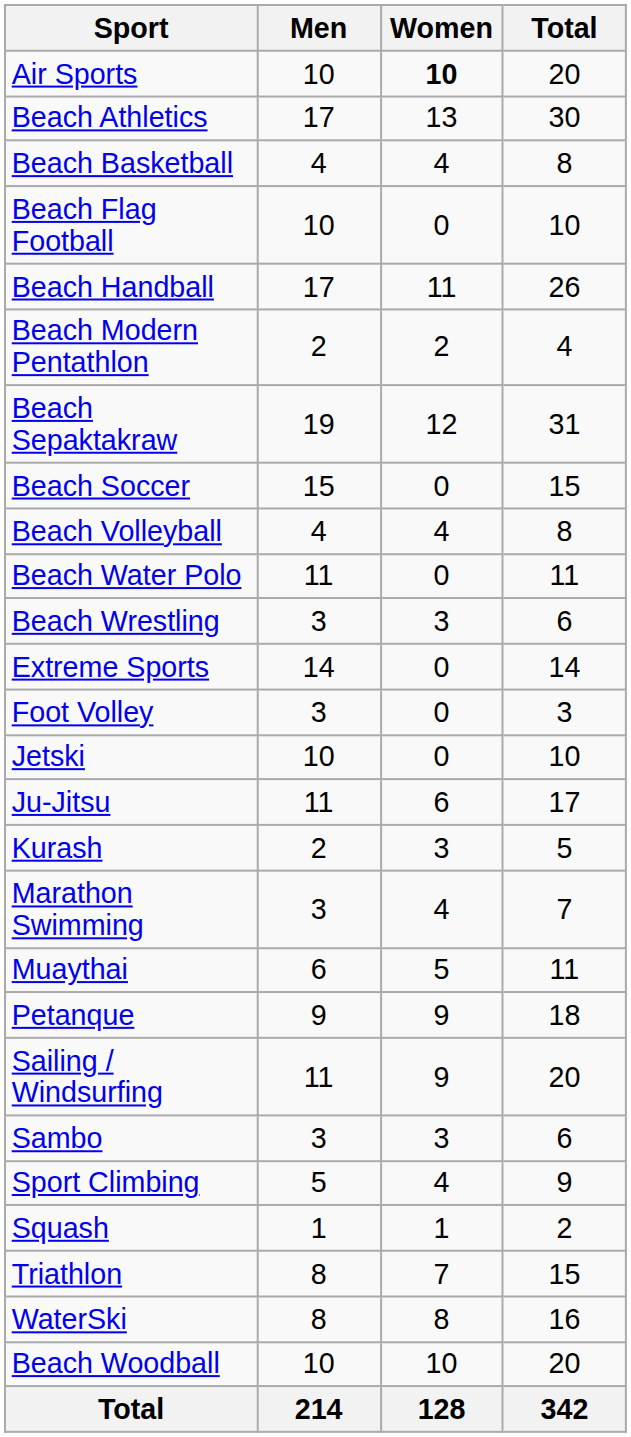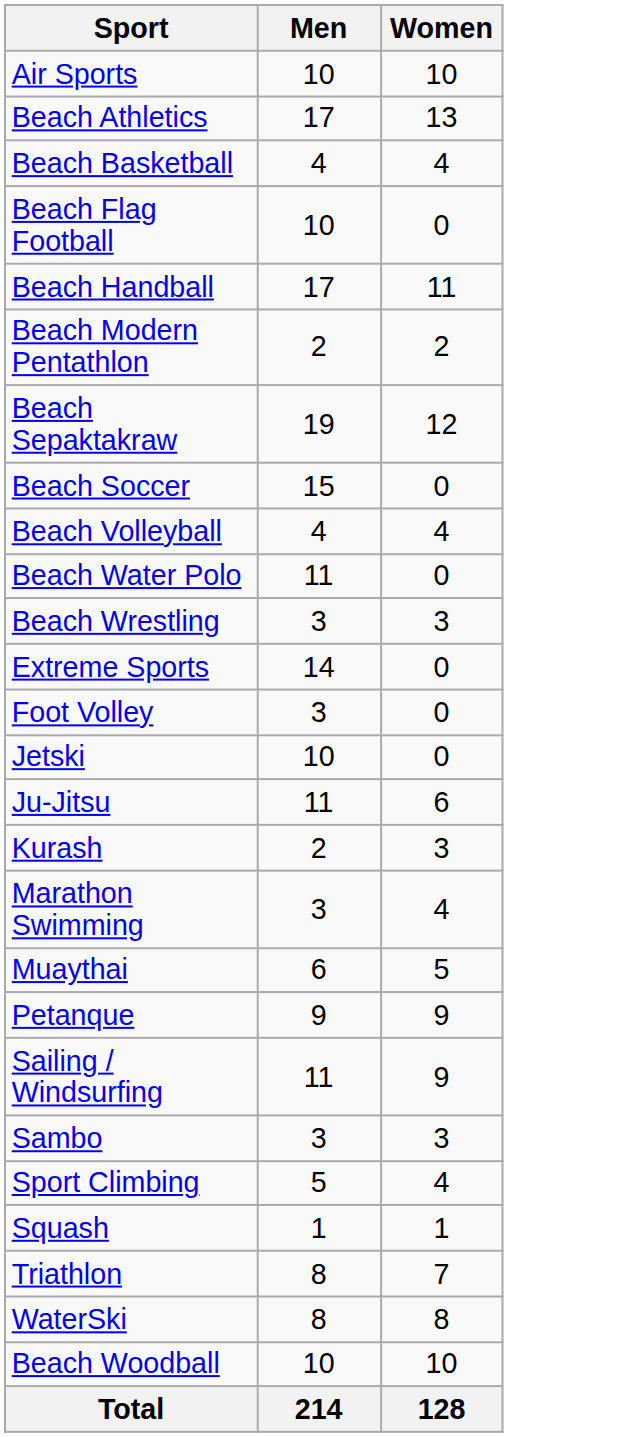- column: (564, 28)
(442, 73) bold -> (442, 73) normal
